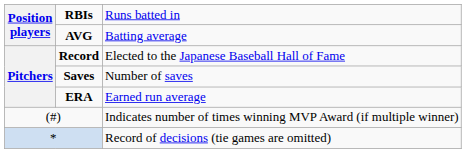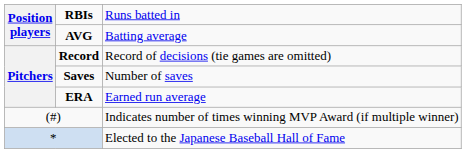(225, 55) Elected to the Japanese Baseball Hall of Fame -> (218, 55) Record of decisions (tie games are omitted)
(218, 138) Record of decisions (tie games are omitted) -> (225, 138) Elected to the Japanese Baseball Hall of Fame
